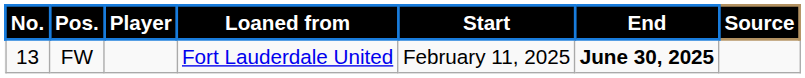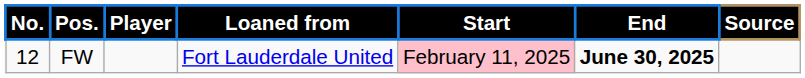(27, 57) 13 -> (27, 57) 12
(487, 57) no background -> (487, 57) pink background
